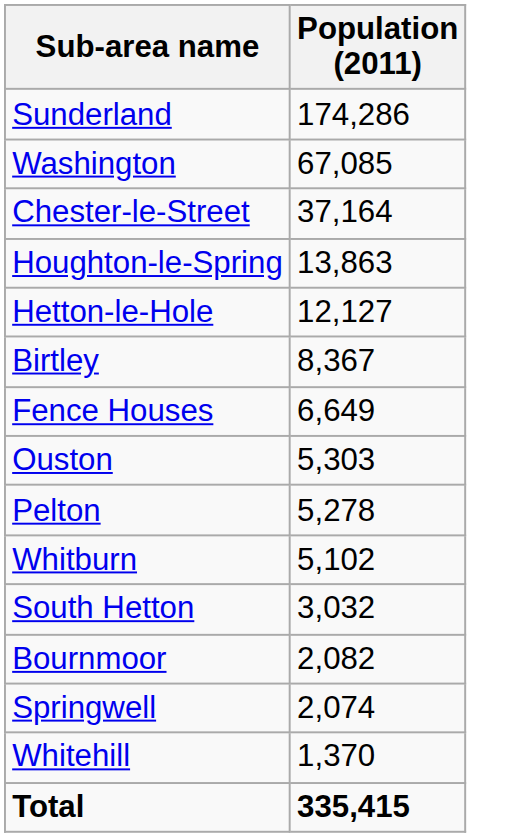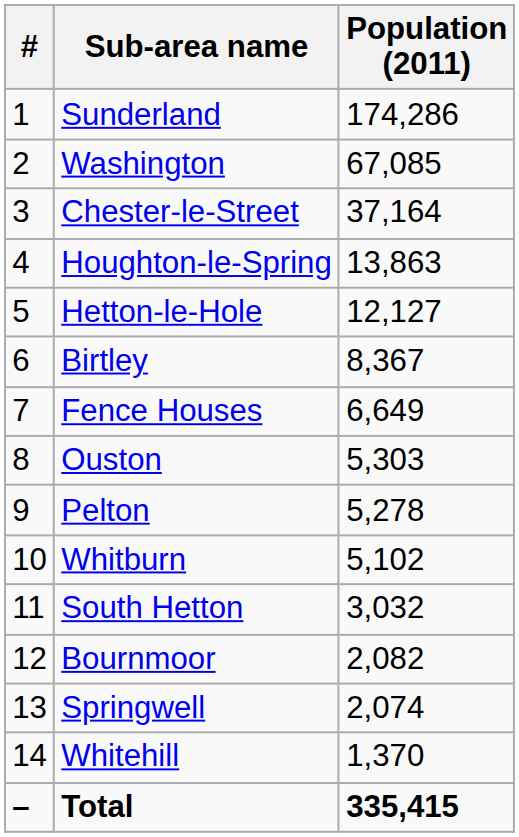+ column: (30, 46)
